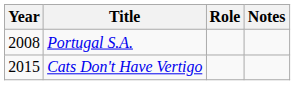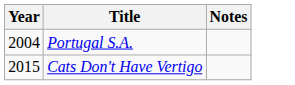- column: (225, 17)
(24, 42) 2008 -> (24, 42) 2004
